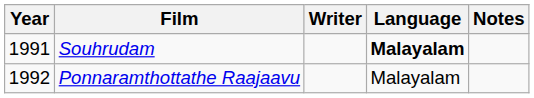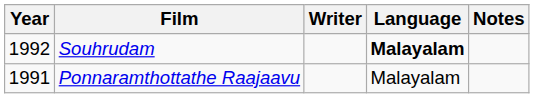(30, 48) 1991 -> (30, 48) 1992
(30, 78) 1992 -> (30, 78) 1991
